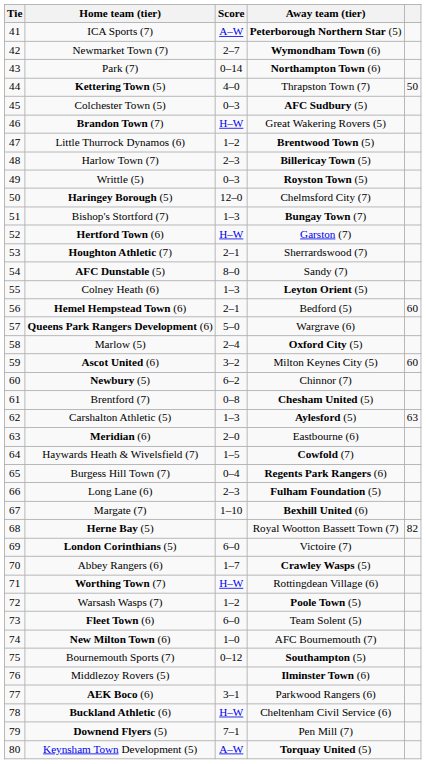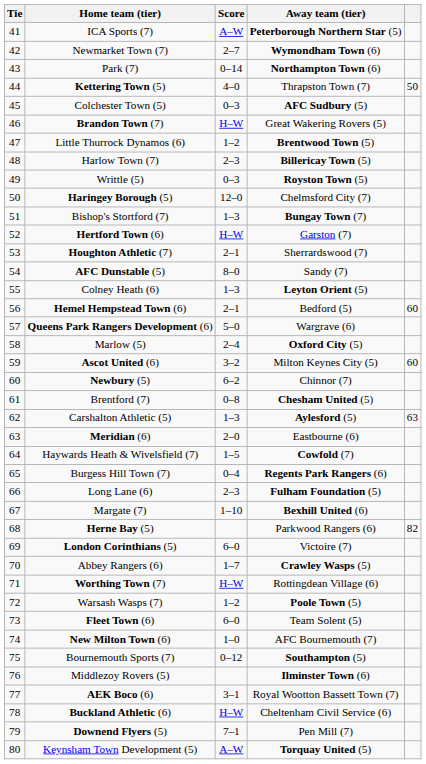(326, 528) Royal Wootton Bassett Town (7) -> (326, 528) Parkwood Rangers (6)
(326, 694) Parkwood Rangers (6) -> (326, 694) Royal Wootton Bassett Town (7)
